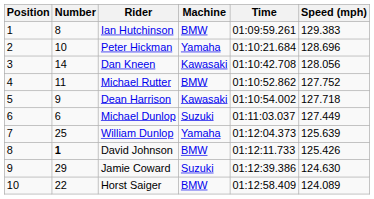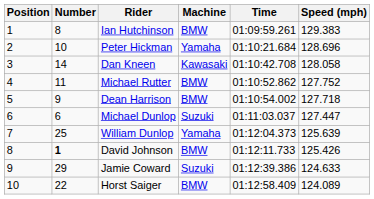(321, 64) 128.056 -> (321, 64) 128.058
(204, 99) Kawasaki -> (194, 99) BMW
(321, 116) 127.449 -> (321, 116) 127.447
(321, 168) 124.630 -> (321, 168) 124.633
